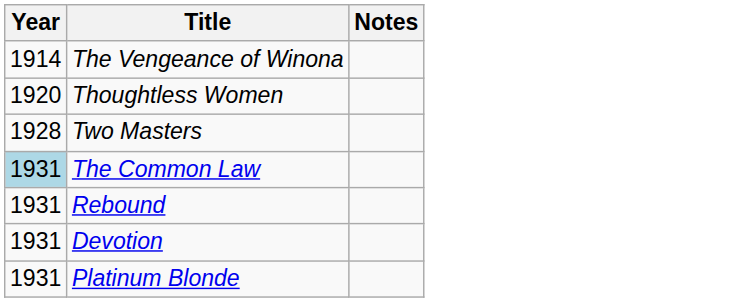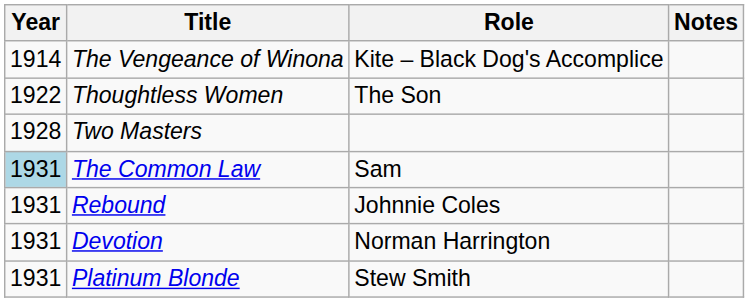+ column: (509, 22)
(36, 95) 1920 -> (36, 95) 1922
